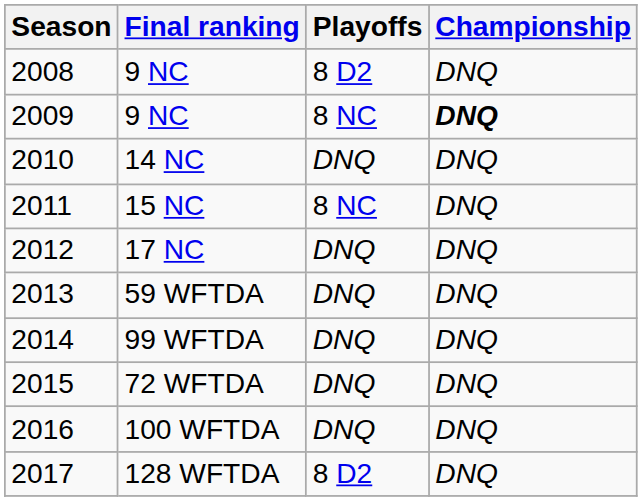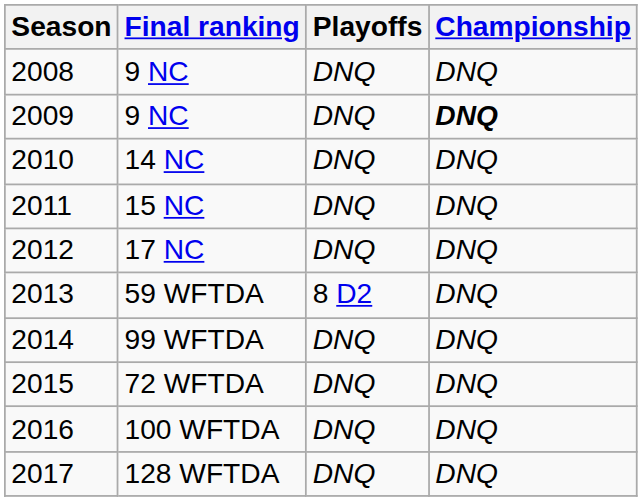(343, 71) 8 D2 -> (344, 71) DNQ
(345, 116) 8 NC -> (344, 116) DNQ
(345, 205) 8 NC -> (344, 205) DNQ
(344, 294) DNQ -> (343, 294) 8 D2
(343, 473) 8 D2 -> (344, 473) DNQ
